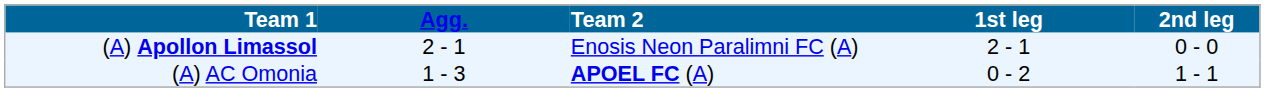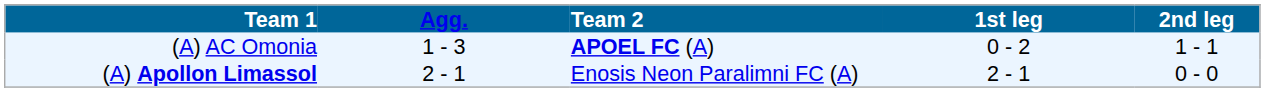rows swapped: (210, 46) <-> (244, 73)
